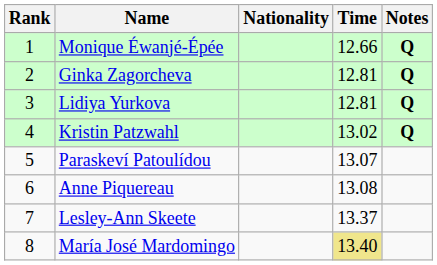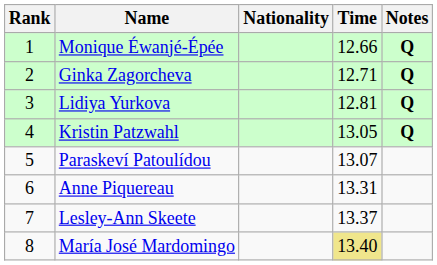(357, 75) 12.81 -> (357, 75) 12.71
(357, 132) 13.02 -> (357, 132) 13.05
(357, 189) 13.08 -> (357, 189) 13.31
